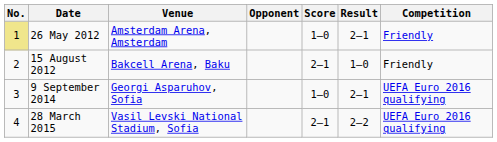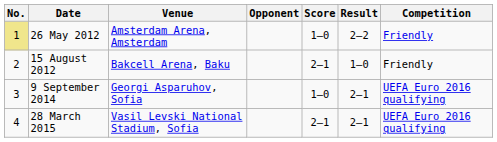(359, 36) 2–1 -> (359, 36) 2–2
(359, 123) 2–2 -> (359, 123) 2–1
